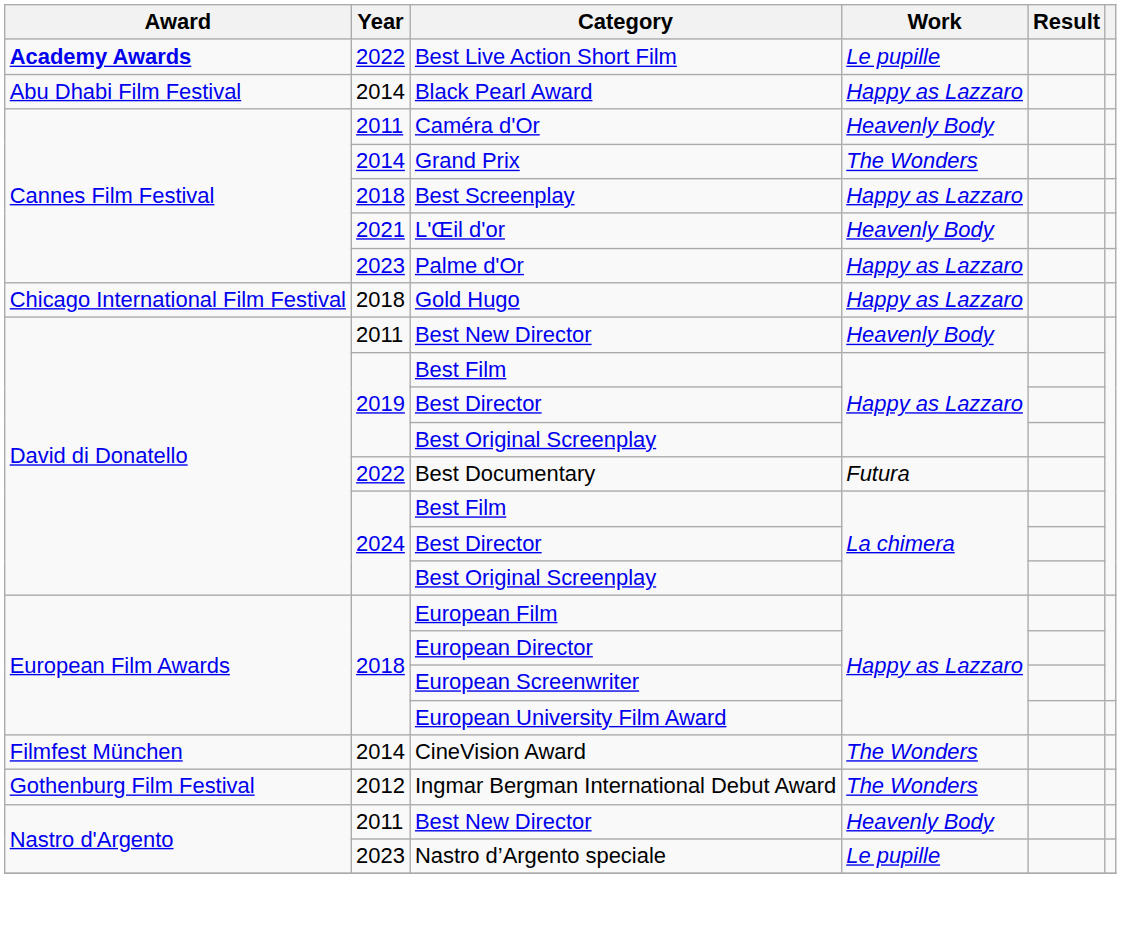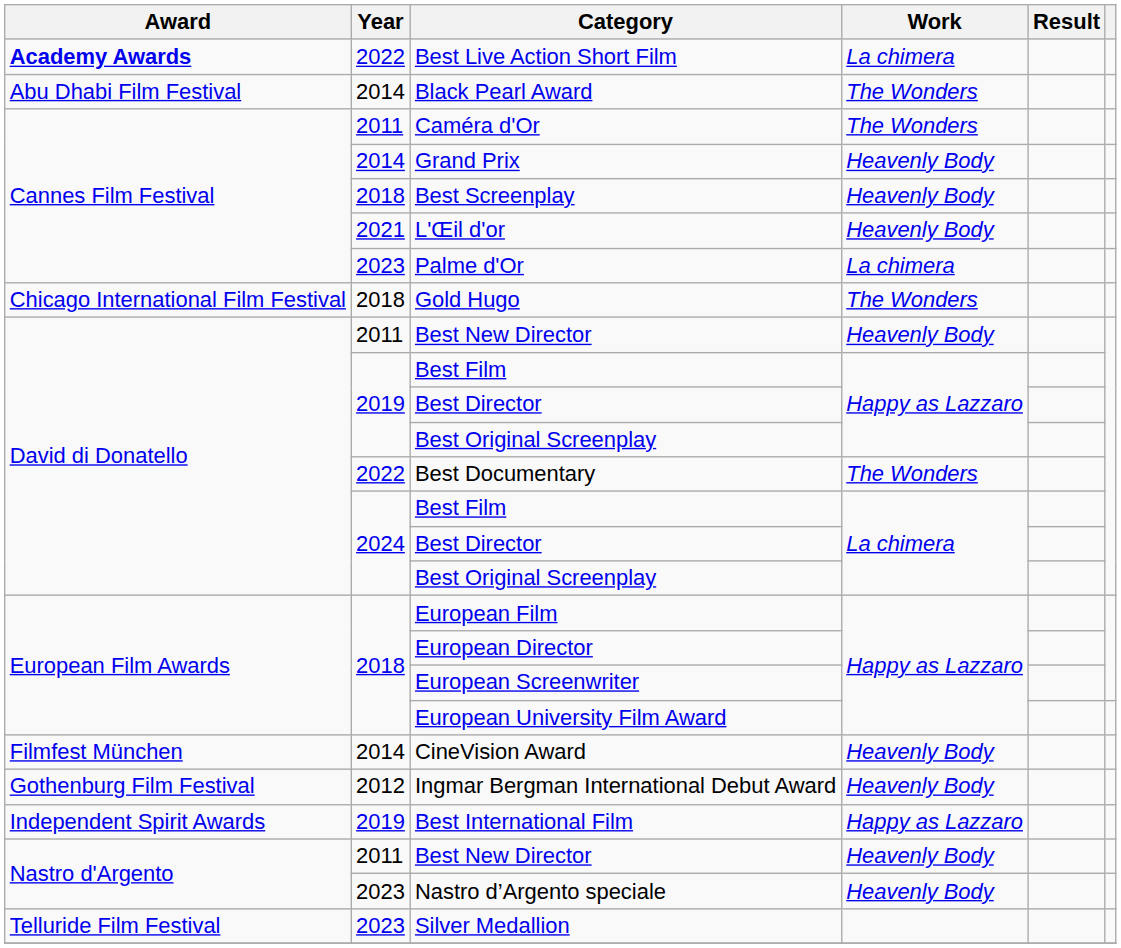(893, 56) Le pupille -> (900, 56) La chimera
(935, 91) Happy as Lazzaro -> (912, 91) The Wonders
(920, 126) Heavenly Body -> (912, 126) The Wonders
(912, 160) The Wonders -> (920, 160) Heavenly Body
(935, 195) Happy as Lazzaro -> (920, 195) Heavenly Body
(935, 265) Happy as Lazzaro -> (900, 265) La chimera
(935, 299) Happy as Lazzaro -> (912, 299) The Wonders
(878, 473) Futura -> (912, 473) The Wonders
(912, 751) The Wonders -> (920, 751) Heavenly Body
(912, 786) The Wonders -> (920, 786) Heavenly Body
+ row: (380, 821)
(893, 856) Le pupille -> (920, 890) Heavenly Body
+ row: (380, 925)
